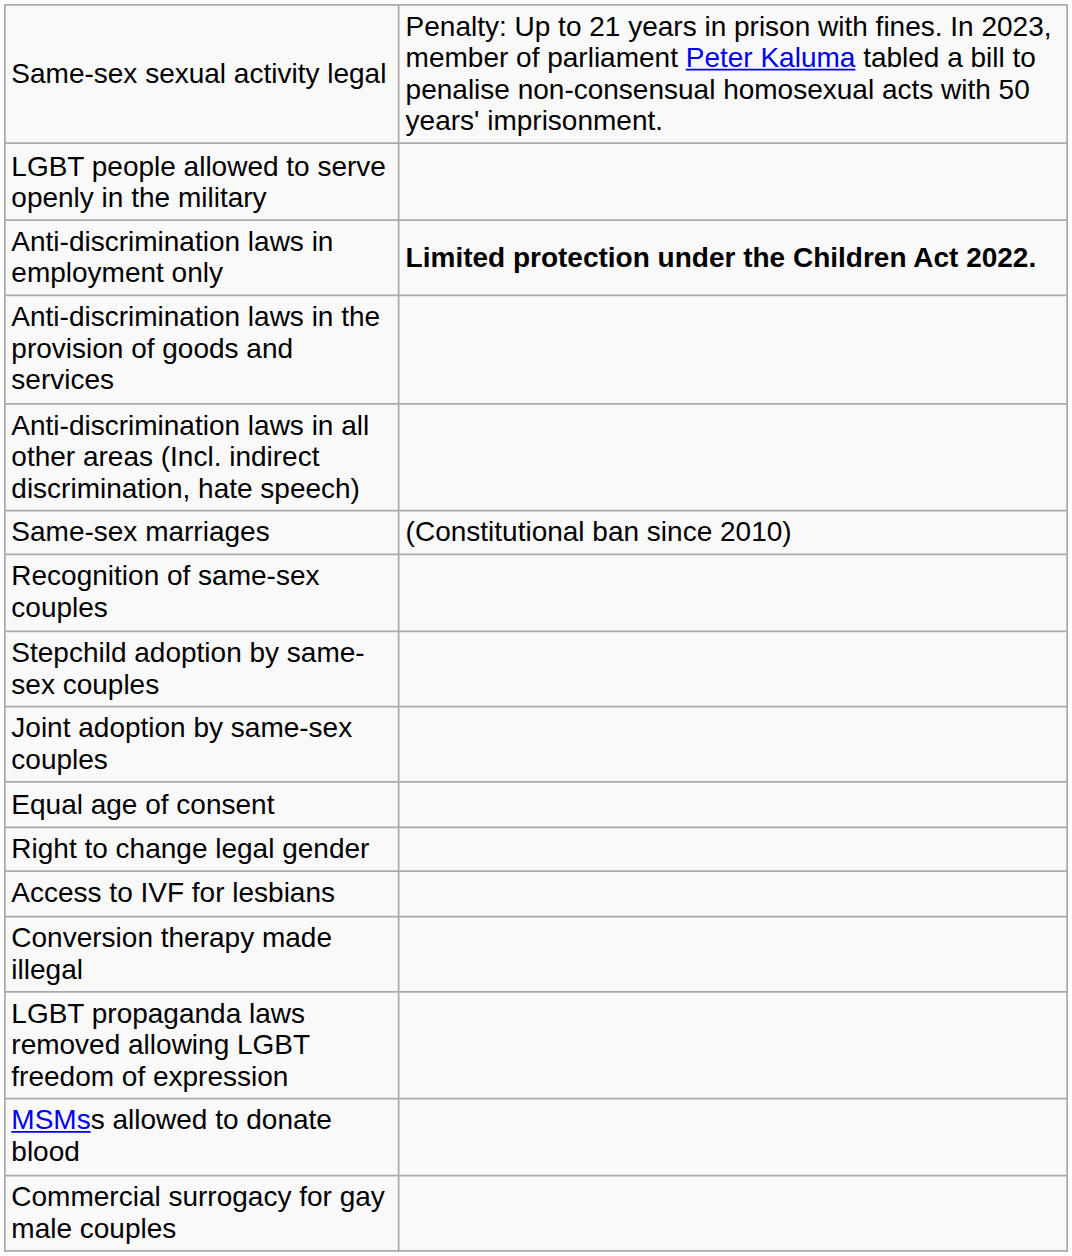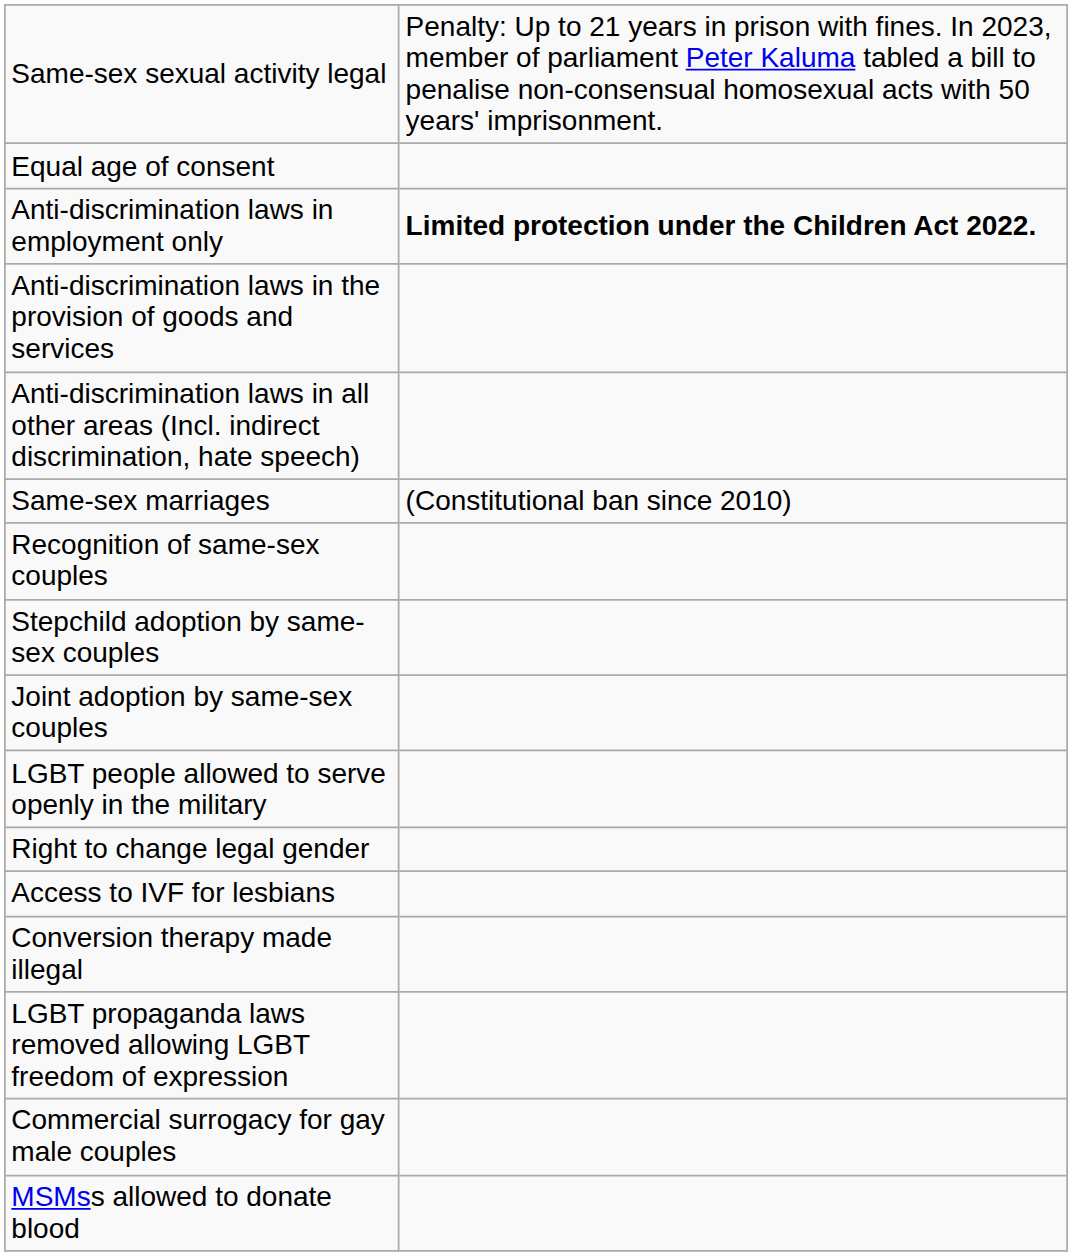rows swapped: (143, 804) <-> (199, 181)
rows swapped: (198, 1212) <-> (172, 1136)
